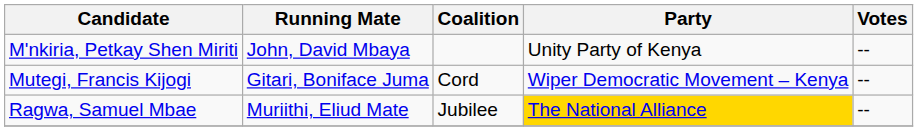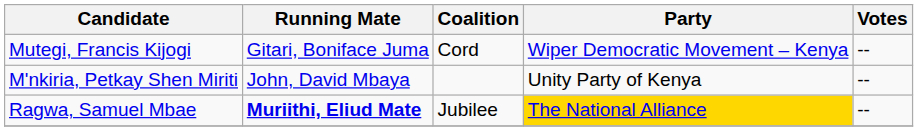rows swapped: (123, 49) <-> (100, 79)
(328, 110) normal -> (334, 110) bold
